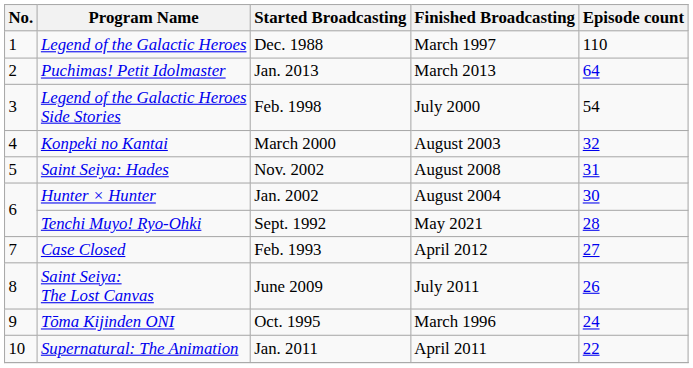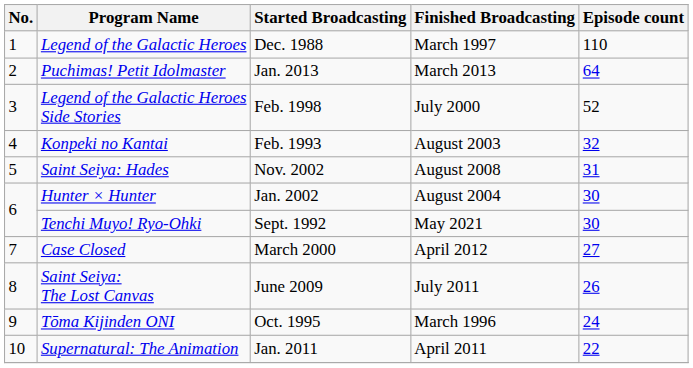(591, 107) 54 -> (591, 107) 52
(295, 143) March 2000 -> (288, 143) Feb. 1993
(591, 223) 28 -> (591, 223) 30
(288, 249) Feb. 1993 -> (295, 249) March 2000
